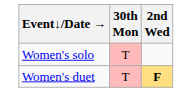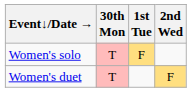+ column: (141, 24)
(157, 76) bold -> (170, 76) normal
